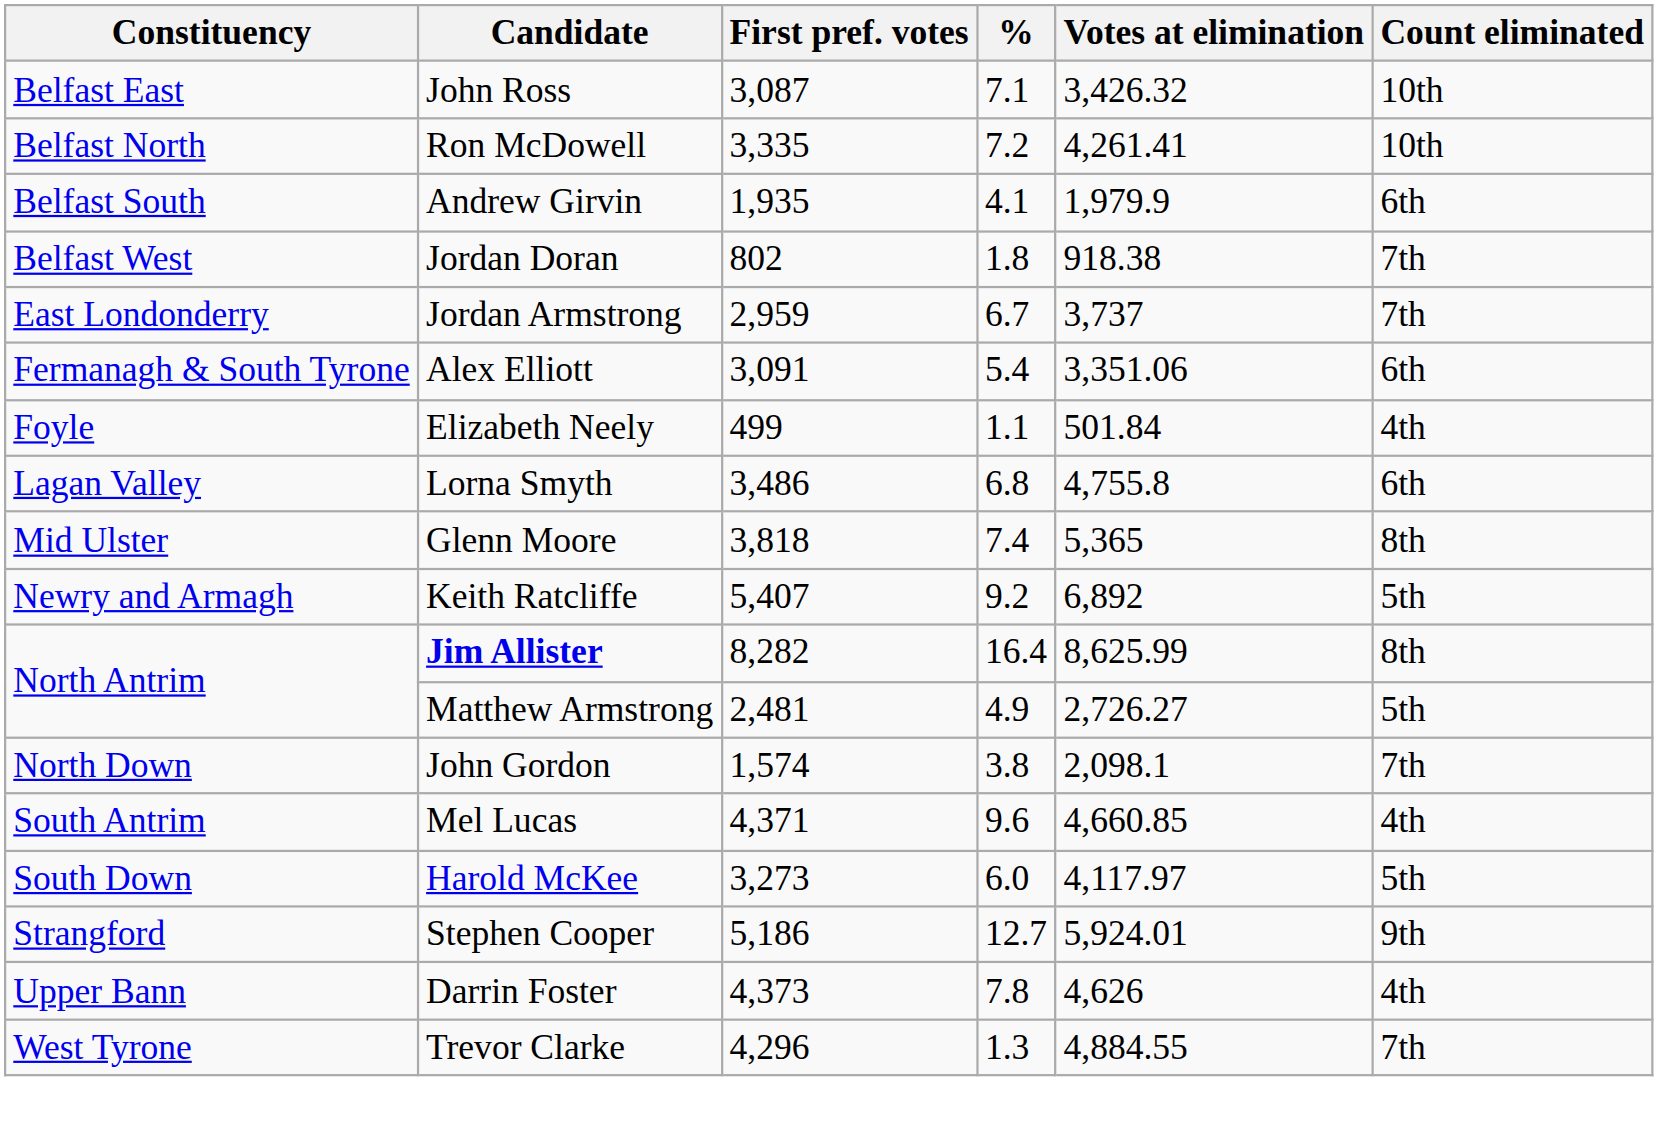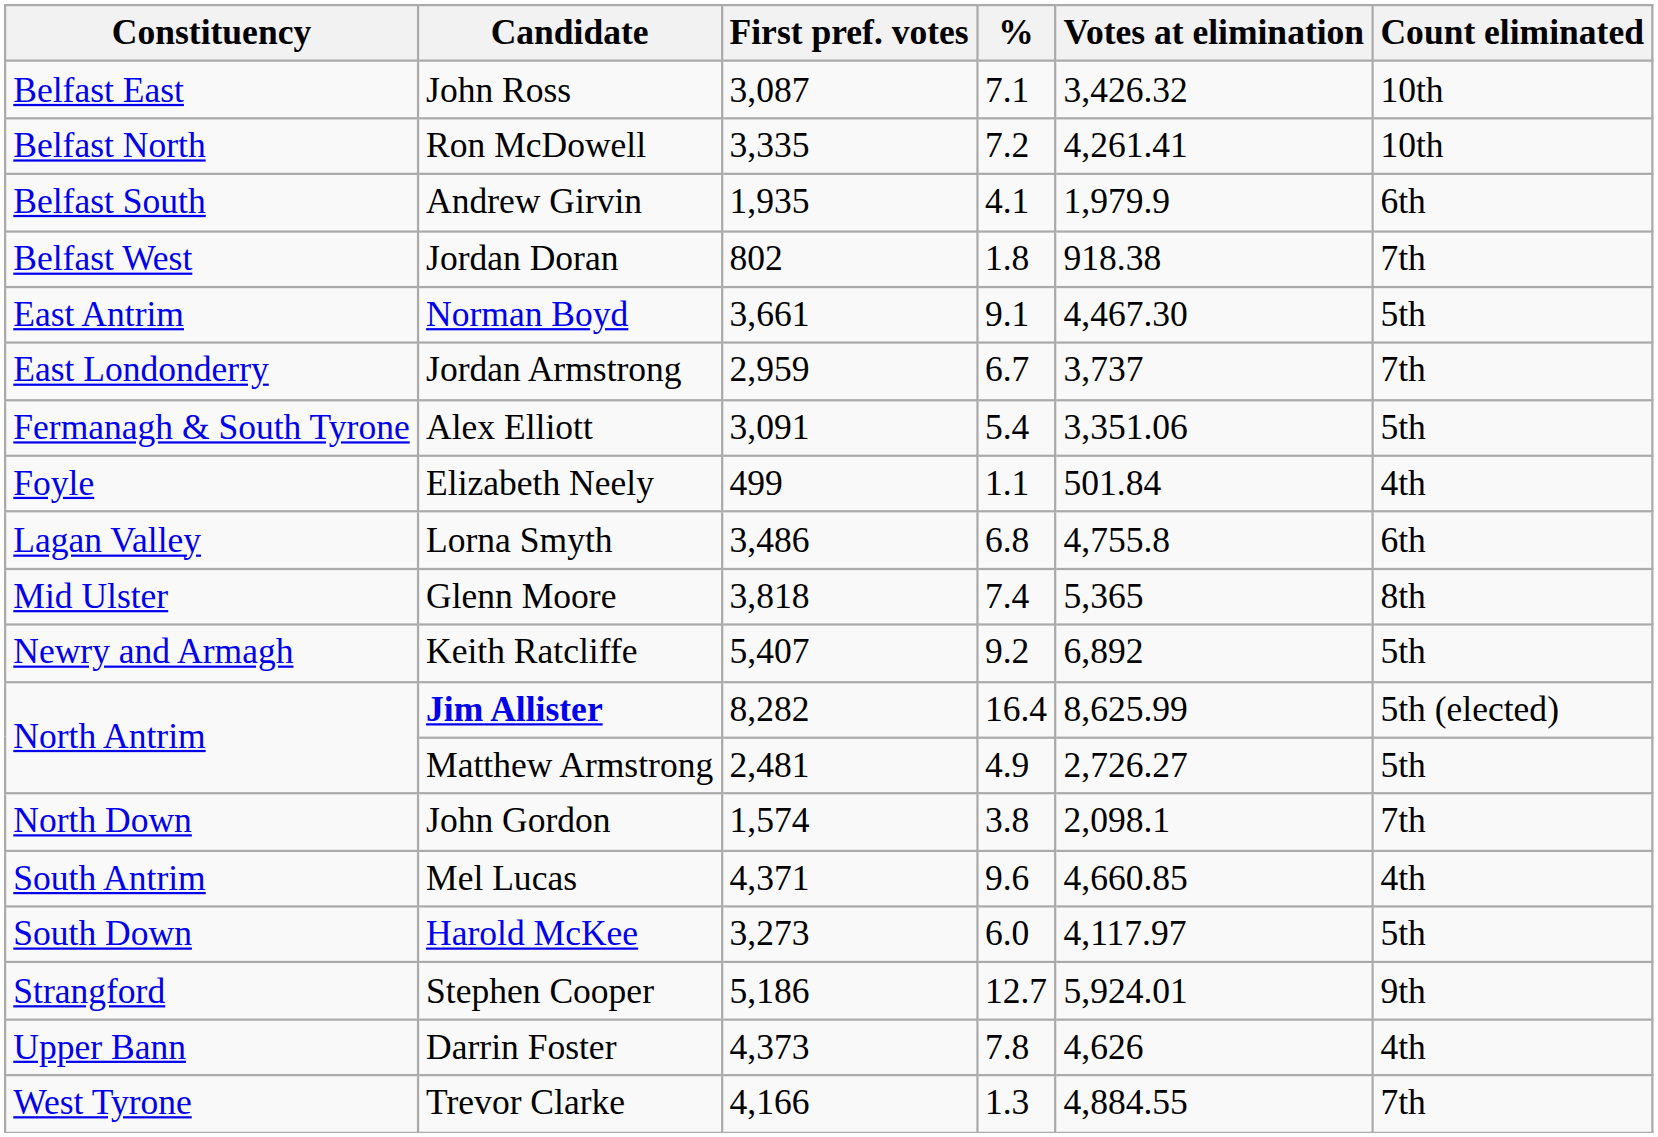+ row: (527, 314)
(1403, 370) 6th -> (1403, 426) 5th
(1403, 652) 8th -> (1470, 708) 5th (elected)
(770, 1046) 4,296 -> (770, 1102) 4,166
